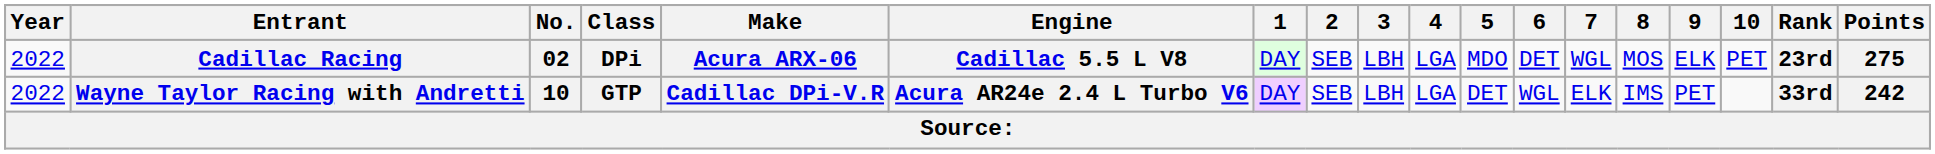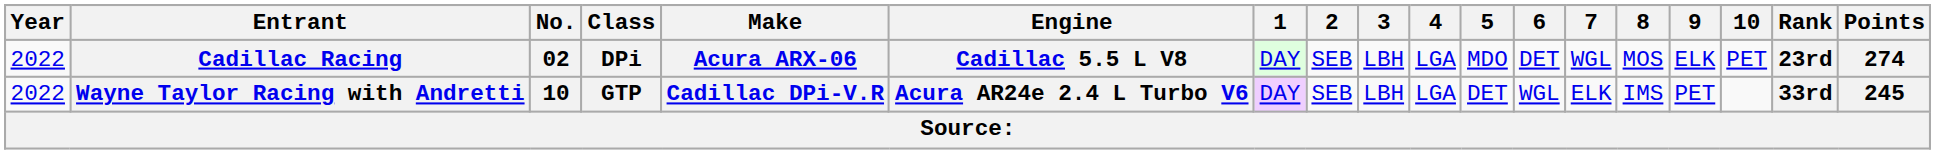(1884, 59) 275 -> (1884, 59) 274
(1884, 94) 242 -> (1884, 94) 245
